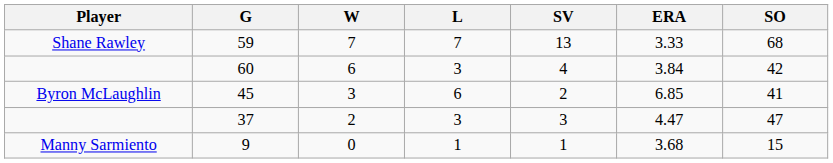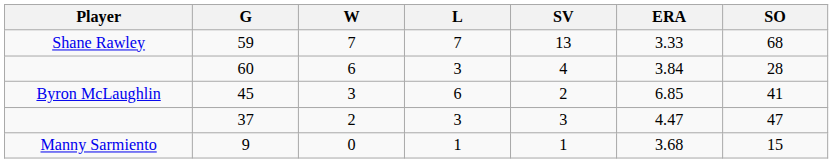(775, 68) 42 -> (775, 68) 28
